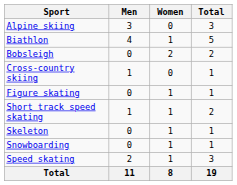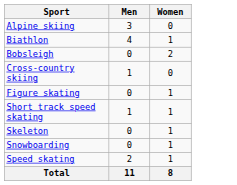- column: (211, 11)
